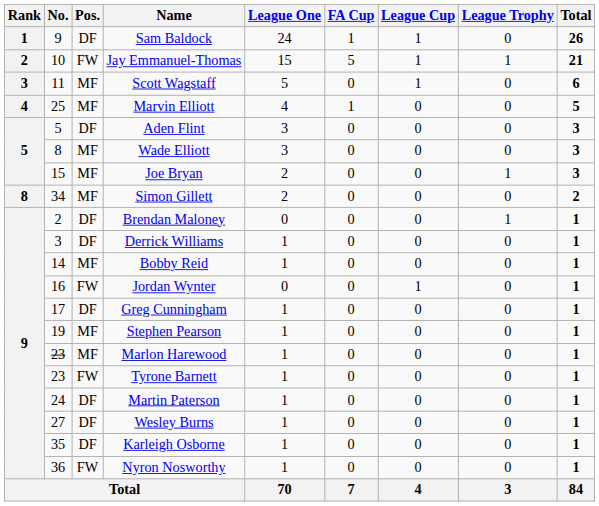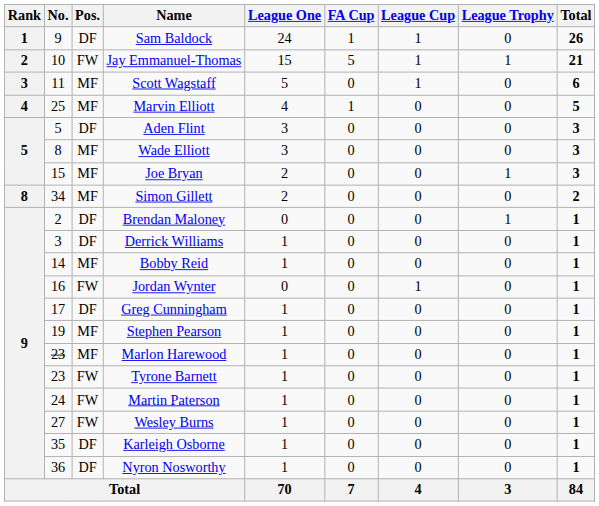(88, 399) DF -> (88, 399) FW
(88, 422) DF -> (88, 422) FW
(88, 467) FW -> (88, 467) DF
